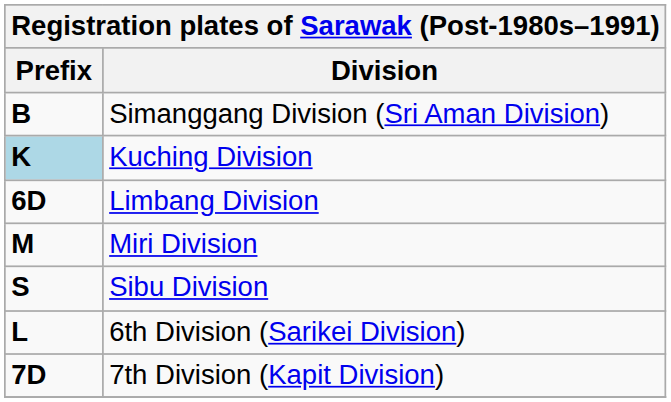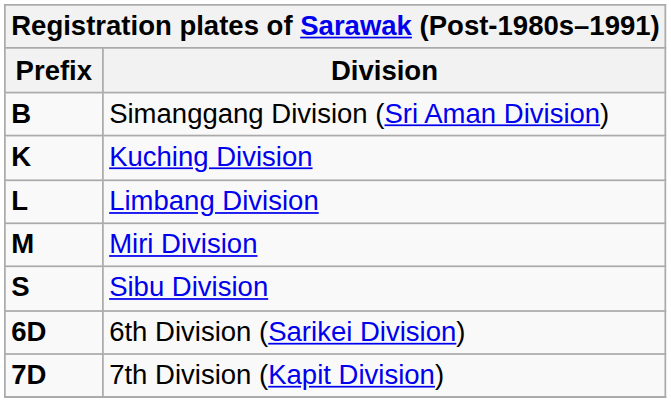(21, 157) lightblue background -> (21, 157) no background
(29, 200) 6D -> (20, 200) L
(20, 331) L -> (29, 331) 6D
